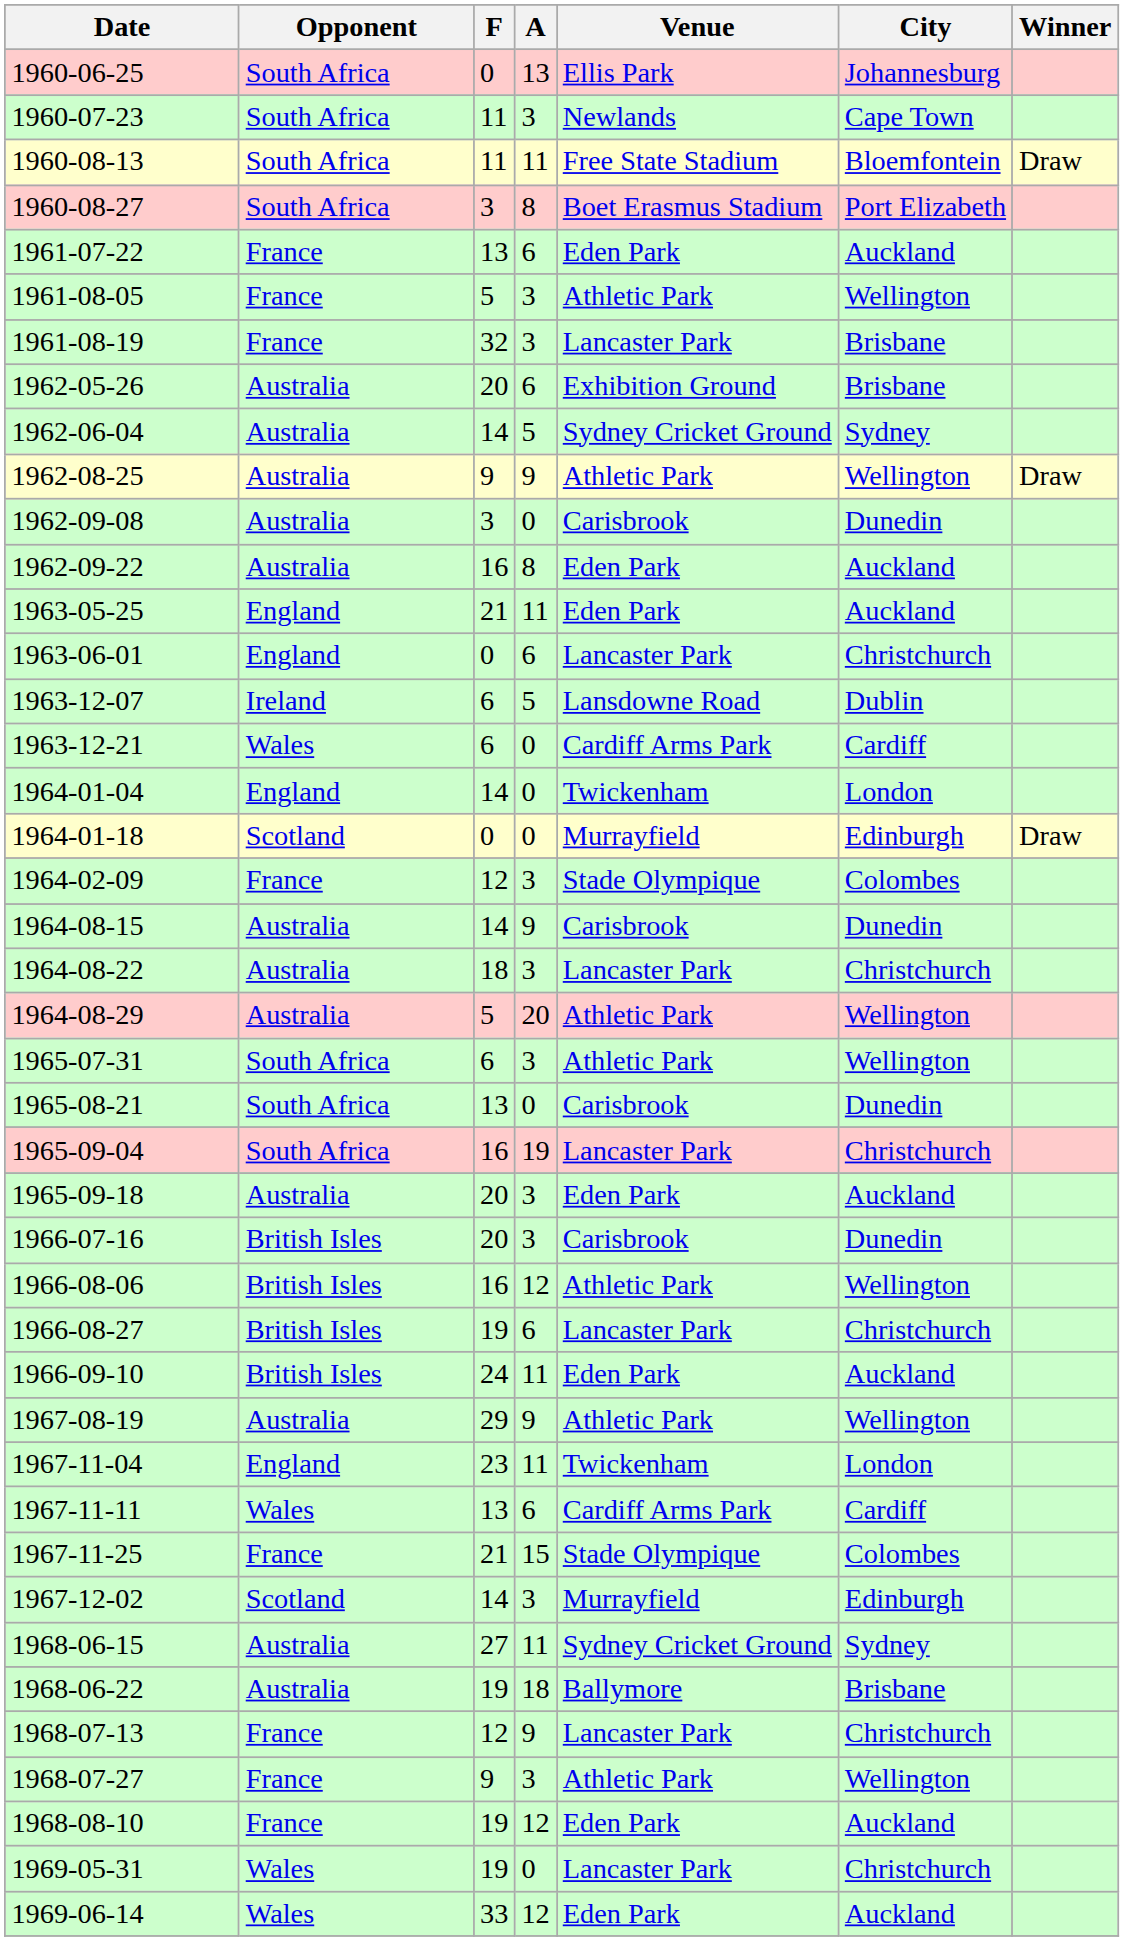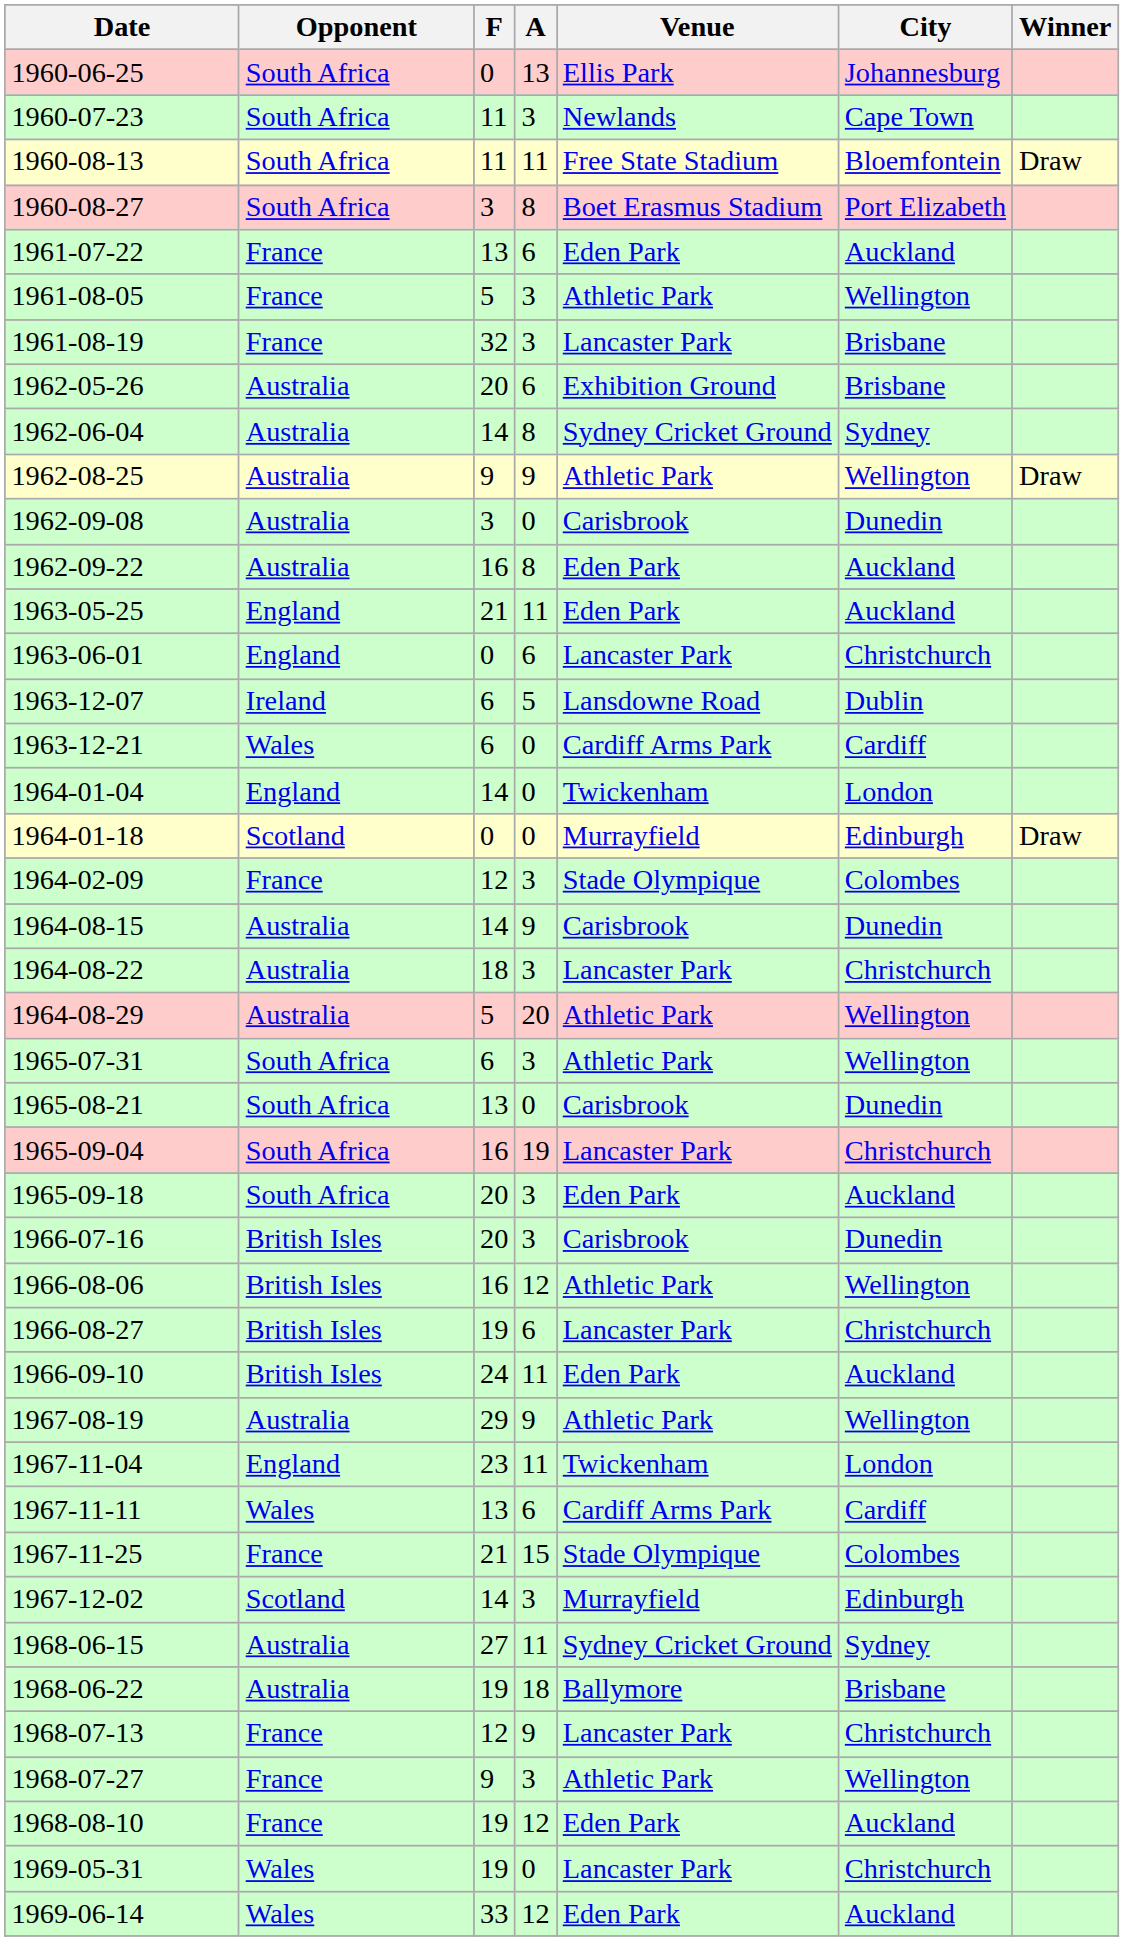(528, 431) 5 -> (528, 431) 8
(298, 1194) Australia -> (318, 1194) South Africa
